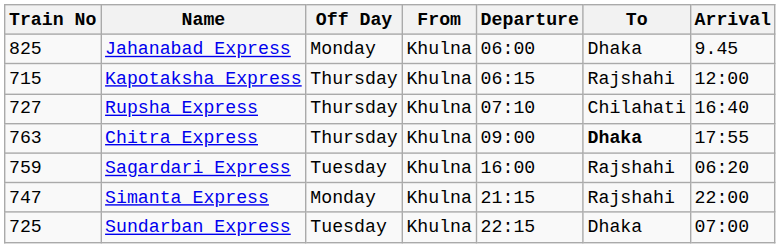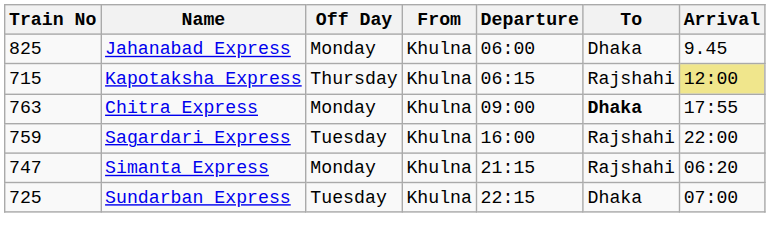(722, 79) no background -> (711, 79) khaki background
- row: (182, 109)
(354, 138) Thursday -> (343, 109) Monday
(722, 168) 06:20 -> (711, 138) 22:00
(722, 198) 22:00 -> (711, 168) 06:20
